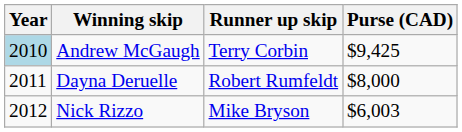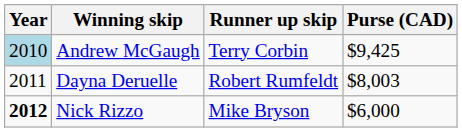(373, 80) $8,000 -> (373, 80) $8,003
(28, 111) normal -> (28, 111) bold
(373, 111) $6,003 -> (373, 111) $6,000
